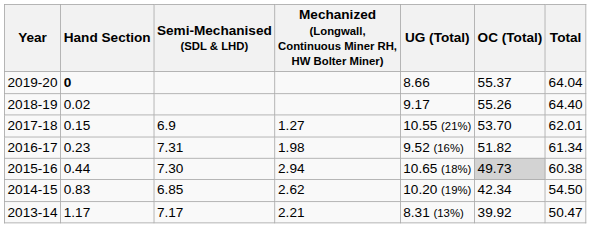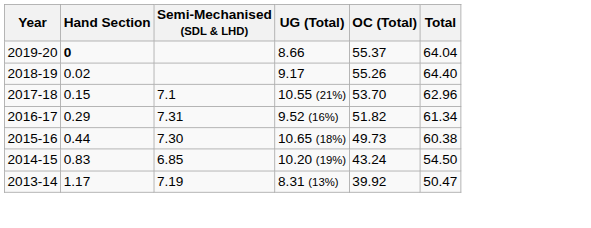- column: (338, 38)
(166, 125) 6.9 -> (166, 95) 7.1
(566, 125) 62.01 -> (440, 95) 62.96
(77, 147) 0.23 -> (77, 116) 0.29
(495, 169) lightgrey background -> (369, 138) no background
(495, 190) 42.34 -> (369, 159) 43.24
(170, 212) 7.17 -> (170, 181) 7.19
